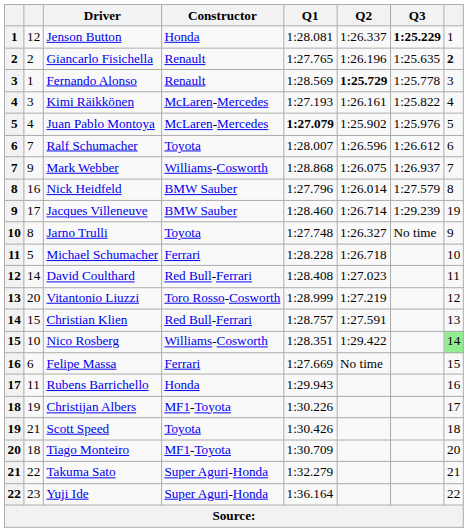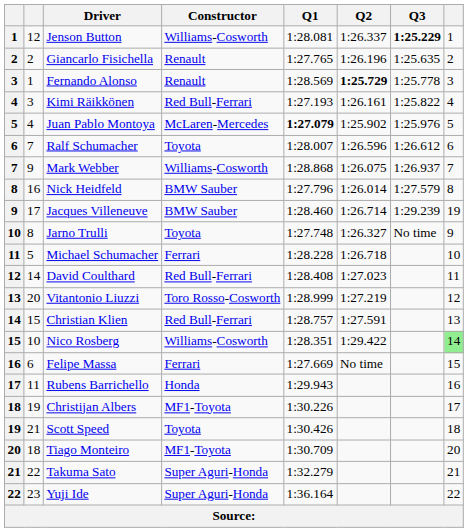(182, 36) Honda -> (216, 36) Williams-Cosworth
(450, 58) bold -> (450, 58) normal
(216, 102) McLaren-Mercedes -> (208, 102) Red Bull-Ferrari
